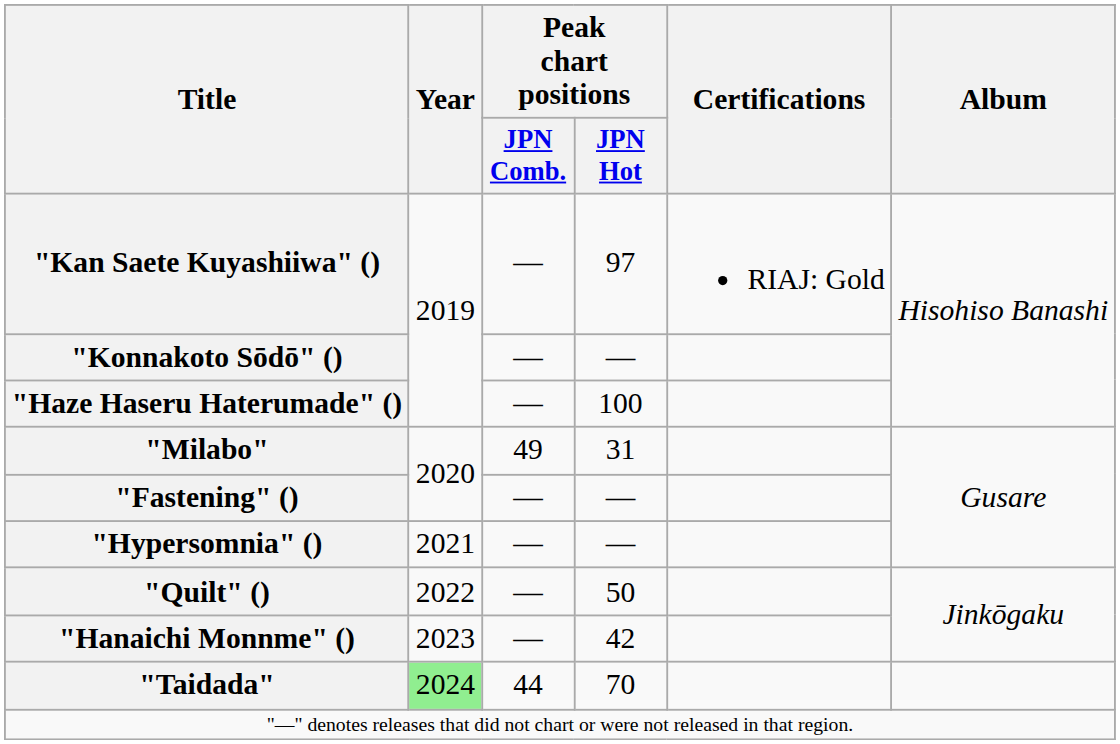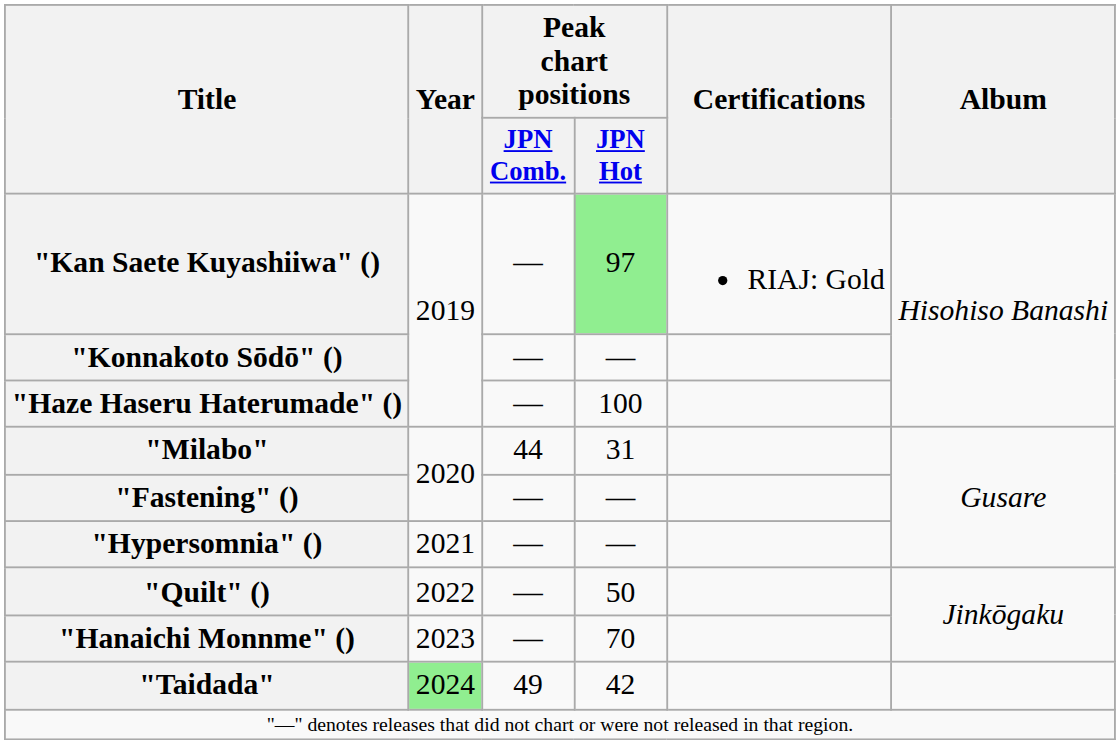(620, 263) no background -> (620, 263) lightgreen background
(528, 450) 49 -> (528, 450) 44
(620, 638) 42 -> (620, 638) 70
(528, 684) 44 -> (528, 684) 49
(620, 684) 70 -> (620, 684) 42
